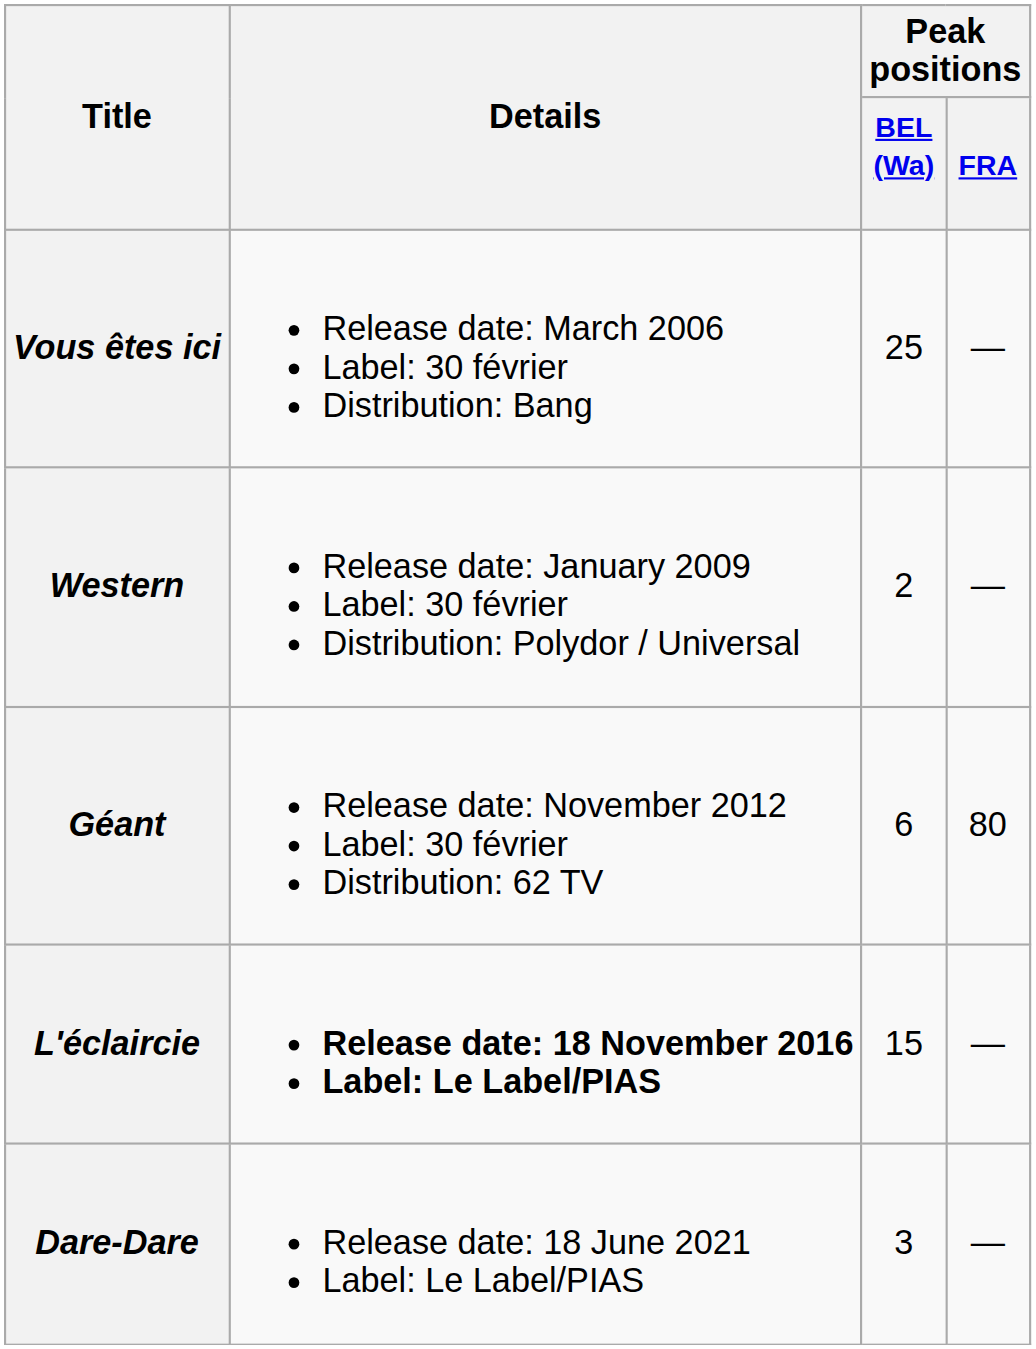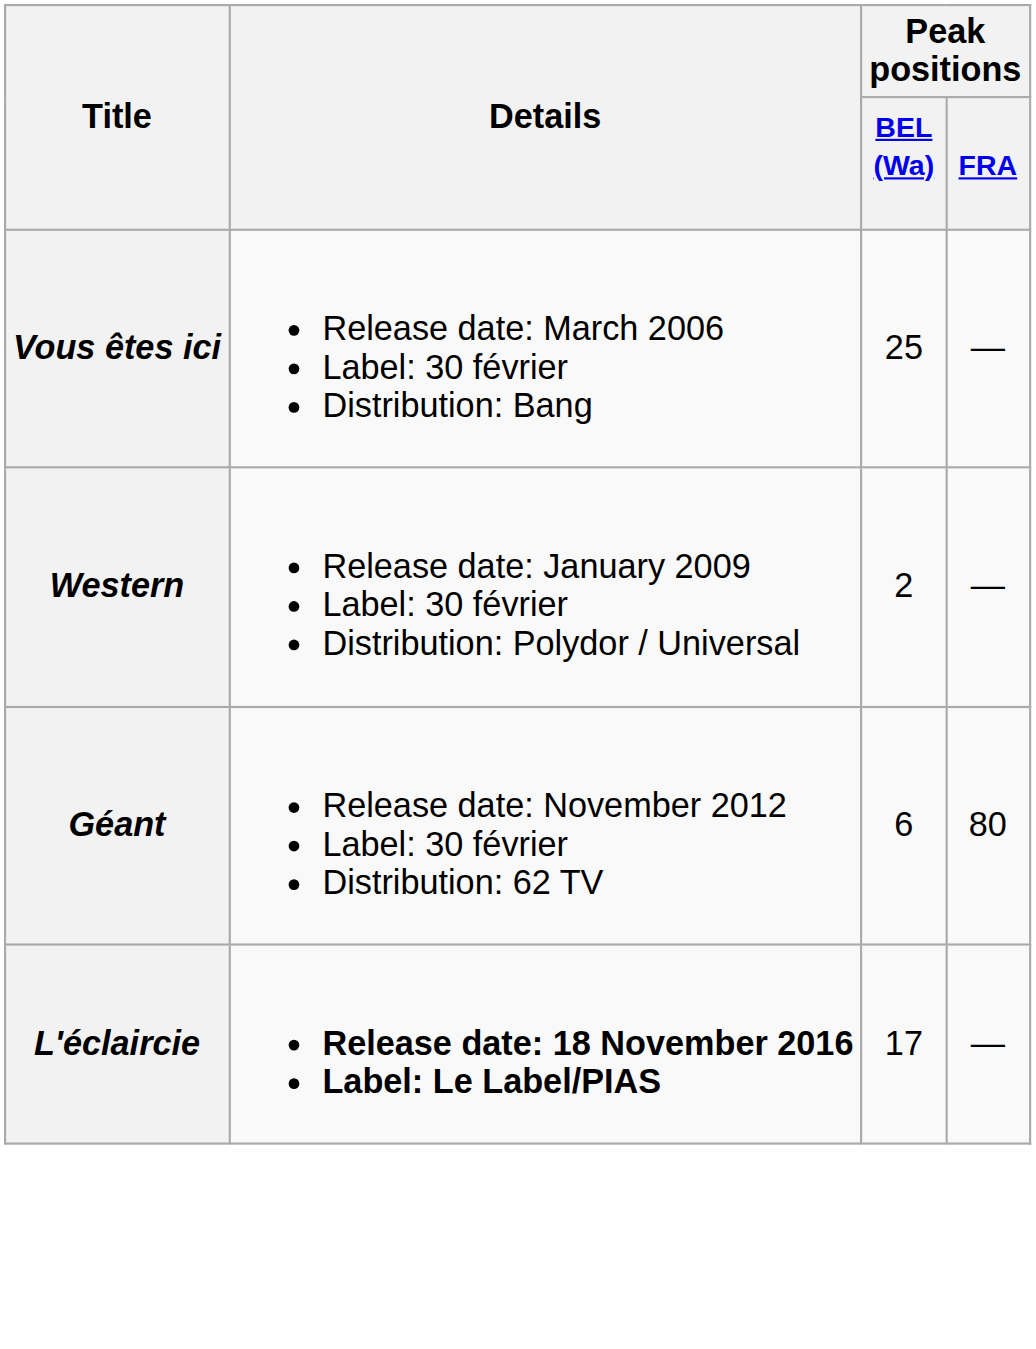(904, 1043) 15 -> (904, 1043) 17
- row: (117, 1243)
